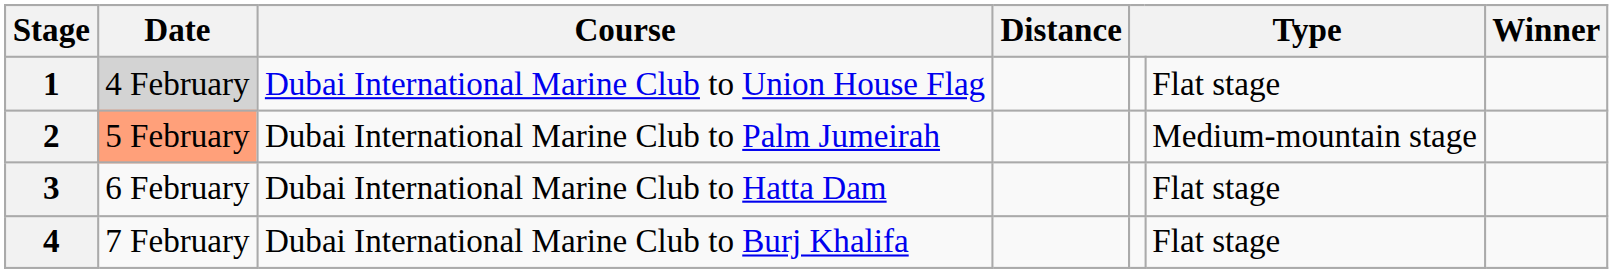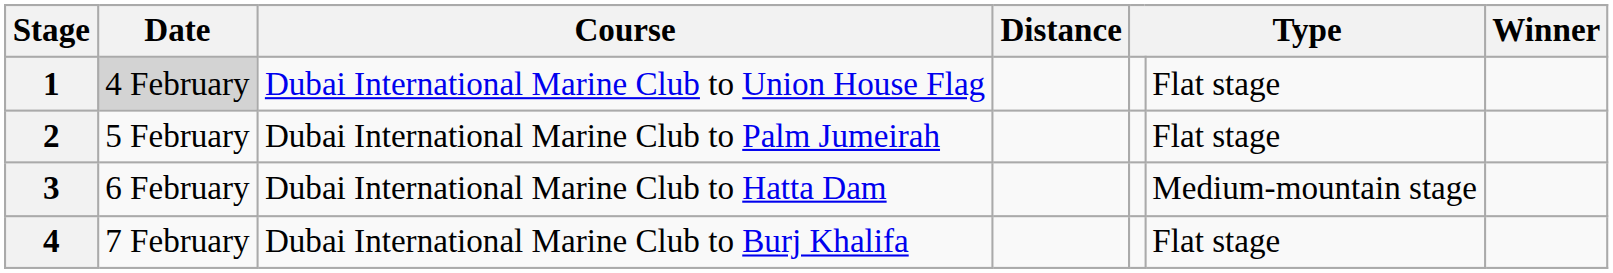(177, 135) lightsalmon background -> (177, 135) no background
(1315, 135) Medium-mountain stage -> (1216, 135) Flat stage
(1216, 188) Flat stage -> (1315, 188) Medium-mountain stage
